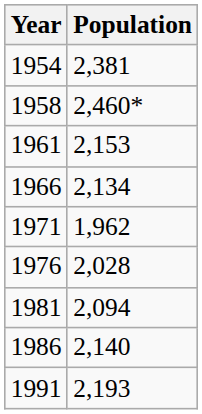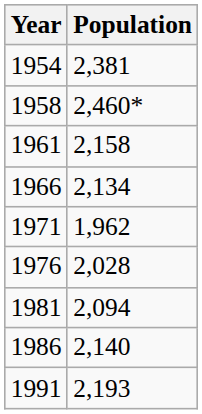(102, 145) 2,153 -> (102, 145) 2,158
